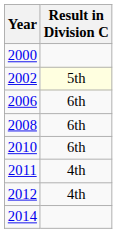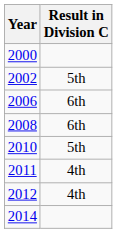(76, 78) lightyellow background -> (76, 78) no background
(76, 147) 6th -> (76, 147) 5th
